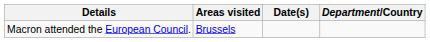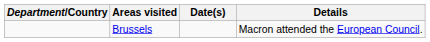columns swapped: (372, 12) <-> (99, 12)
